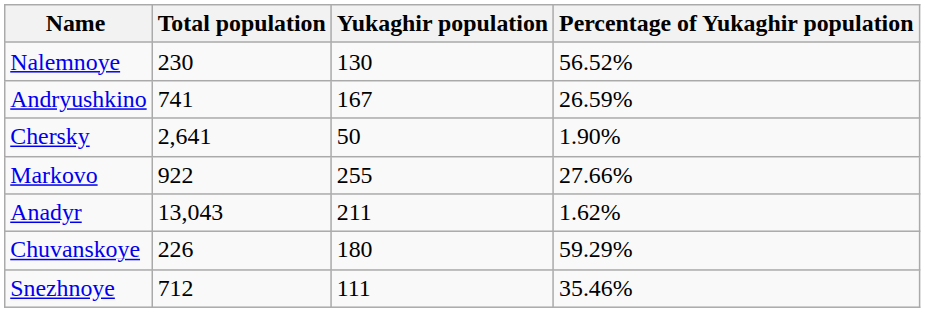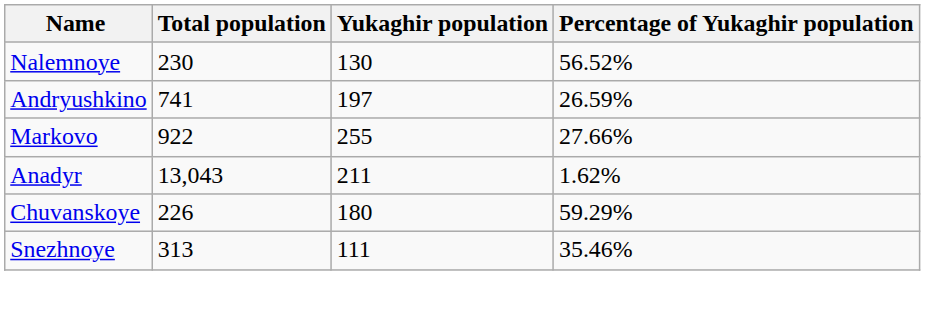(355, 99) 167 -> (355, 99) 197
- row: (50, 136)
(176, 288) 712 -> (176, 250) 313
